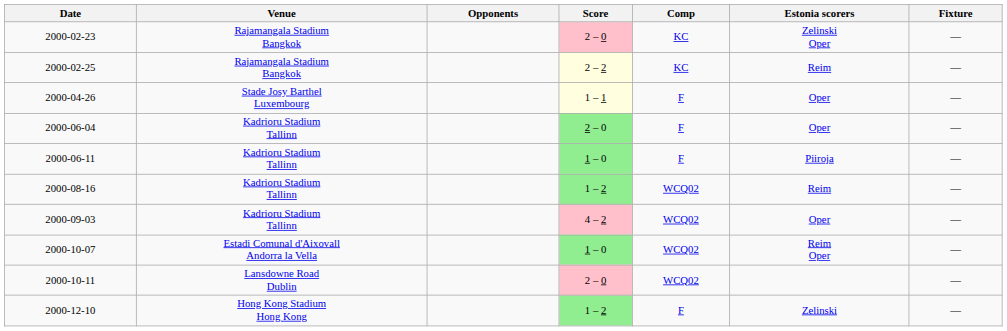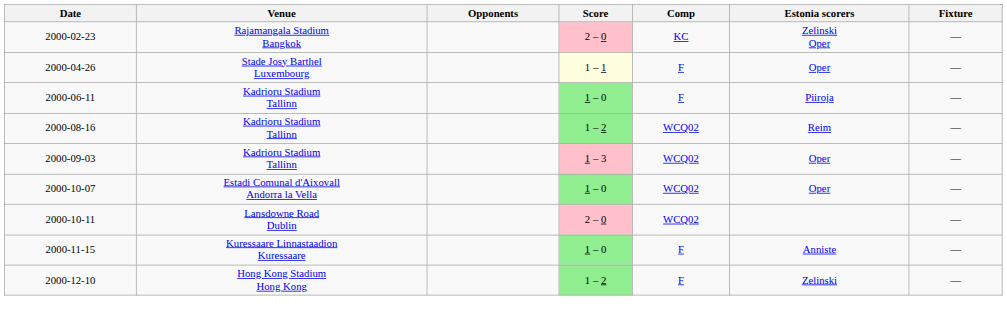- row: (70, 67)
- row: (70, 128)
(596, 219) 4 – 2 -> (596, 158) 1 – 3
(819, 249) Reim Oper -> (819, 188) Oper
+ row: (70, 249)
